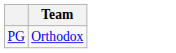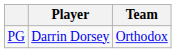+ column: (70, 15)
